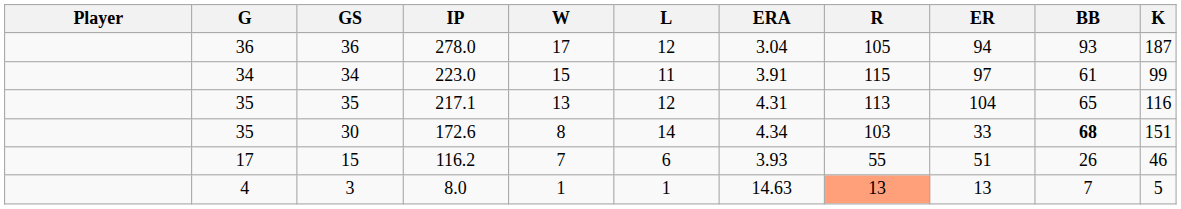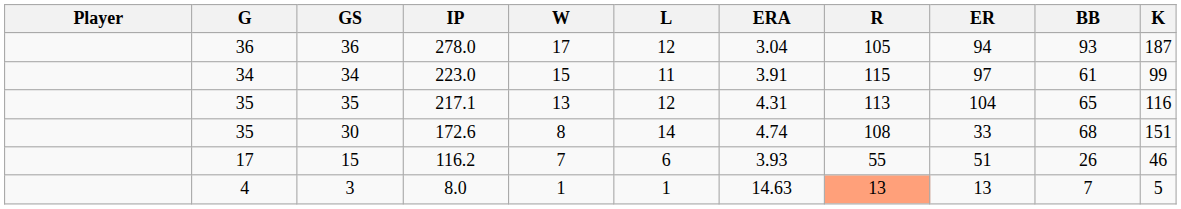(772, 132) 4.34 -> (772, 132) 4.74
(877, 132) 103 -> (877, 132) 108
(1088, 132) bold -> (1088, 132) normal
